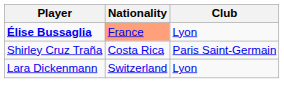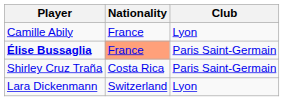+ row: (40, 31)
(185, 31) Lyon -> (224, 50) Paris Saint-Germain
